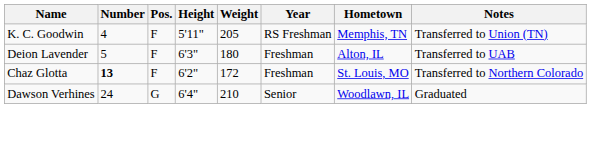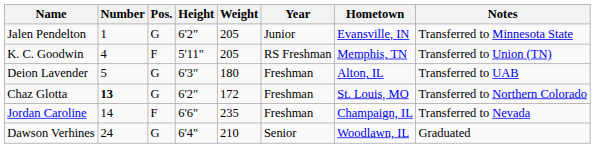+ row: (47, 34)
(154, 53) F -> (155, 73) G
(154, 73) F -> (155, 93) G
+ row: (47, 113)
